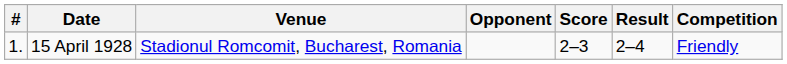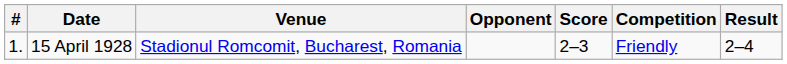columns swapped: (642, 18) <-> (727, 18)
